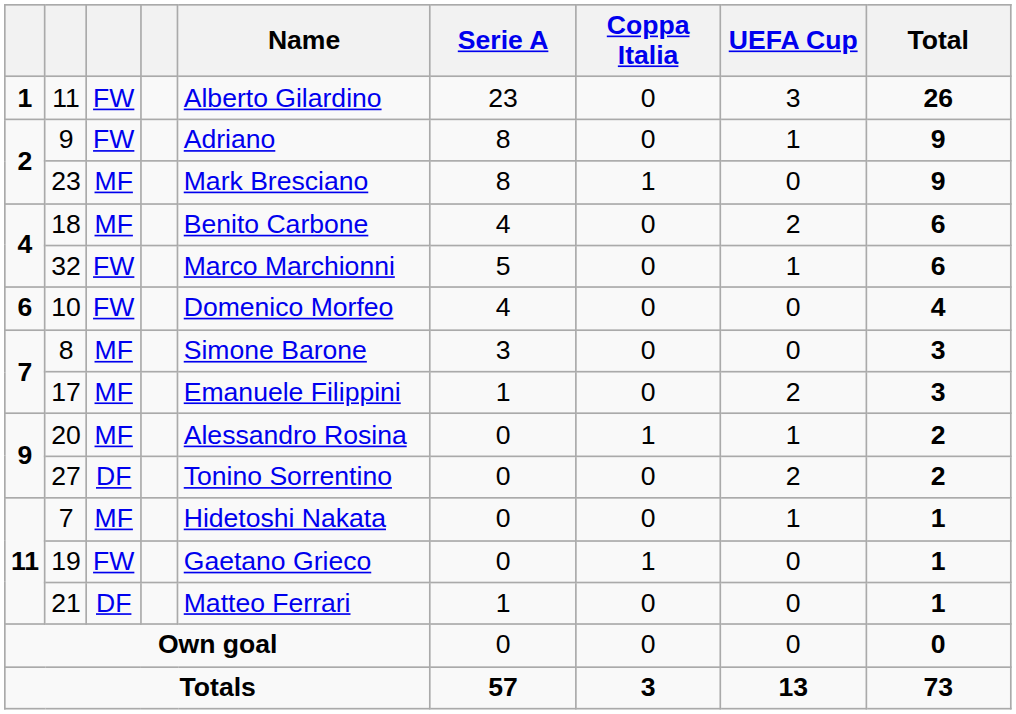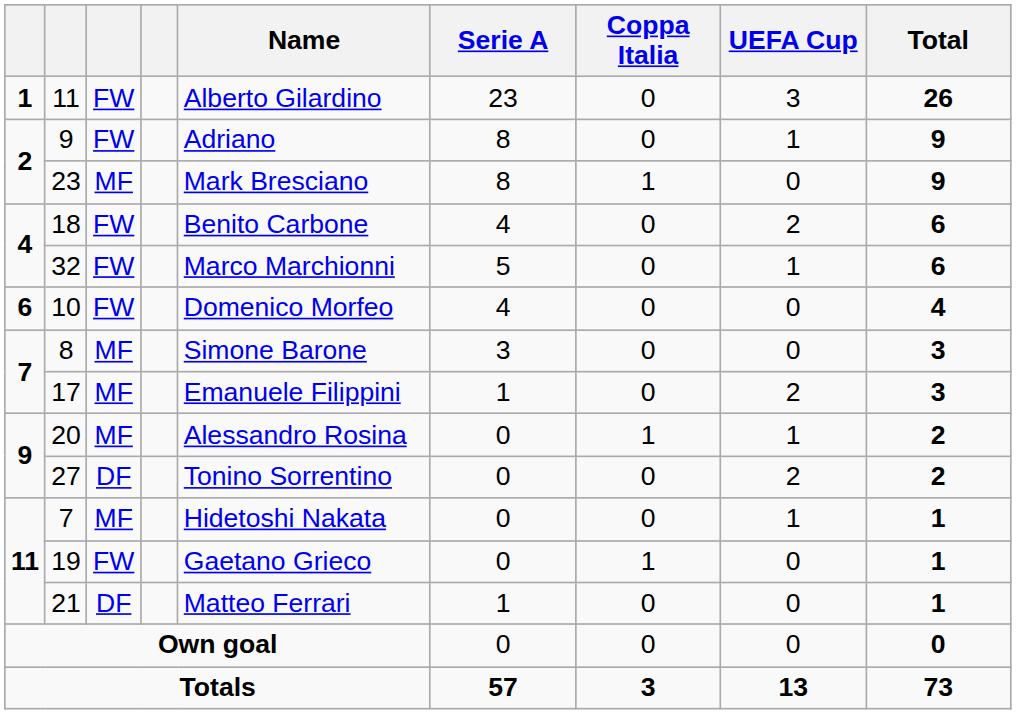(114, 223) MF -> (114, 223) FW
